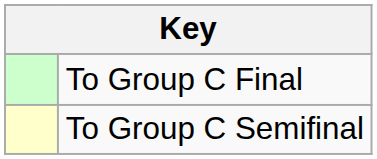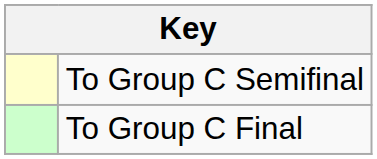rows swapped: (184, 79) <-> (215, 128)
